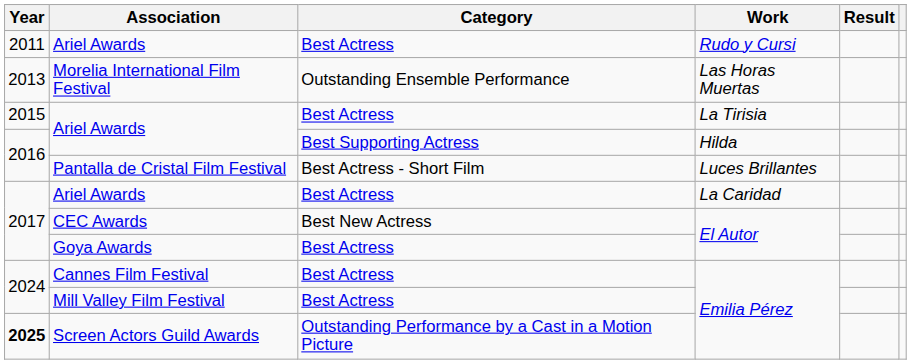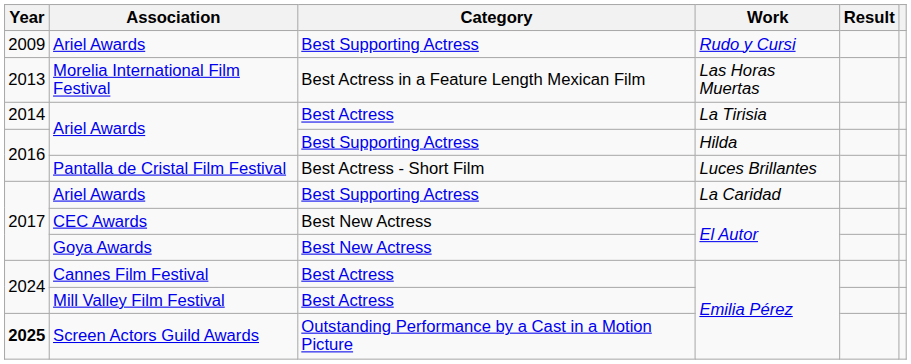(27, 44) 2011 -> (27, 44) 2009
(348, 44) Best Actress -> (390, 44) Best Supporting Actress
(435, 79) Outstanding Ensemble Performance -> (473, 79) Best Actress in a Feature Length Mexican Film
(27, 115) 2015 -> (27, 115) 2014
(348, 194) Best Actress -> (390, 194) Best Supporting Actress
(348, 247) Best Actress -> (366, 247) Best New Actress
